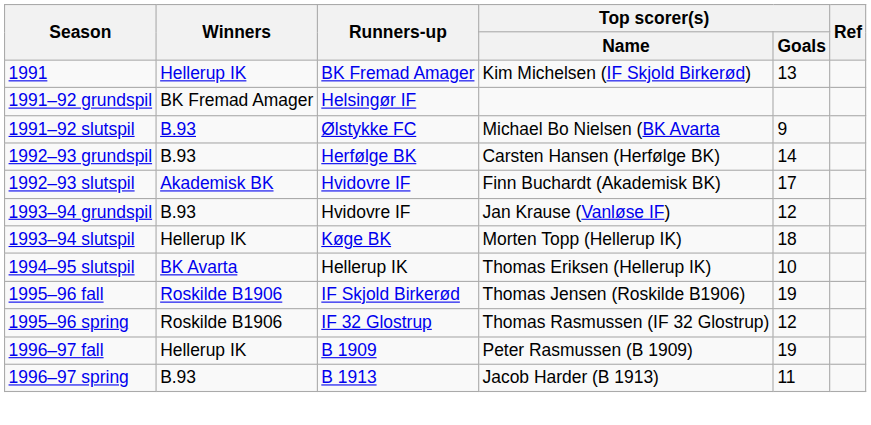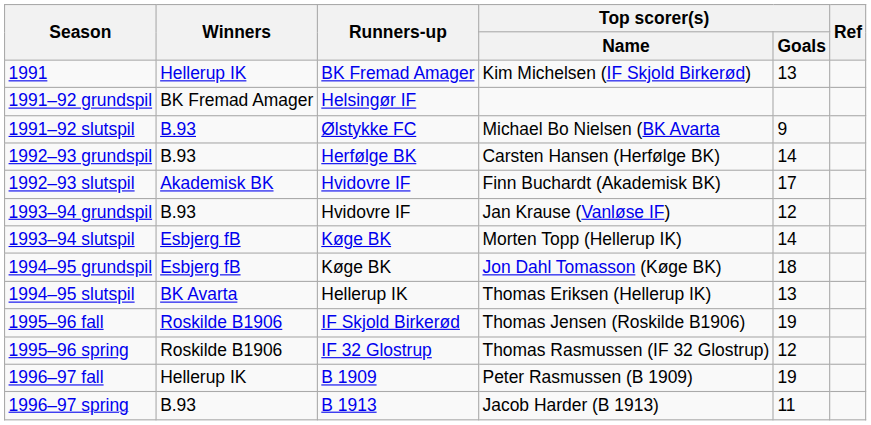(203, 239) Hellerup IK -> (200, 239) Esbjerg fB
(787, 239) 18 -> (787, 239) 14
+ row: (80, 267)
(787, 267) 10 -> (787, 294) 13
